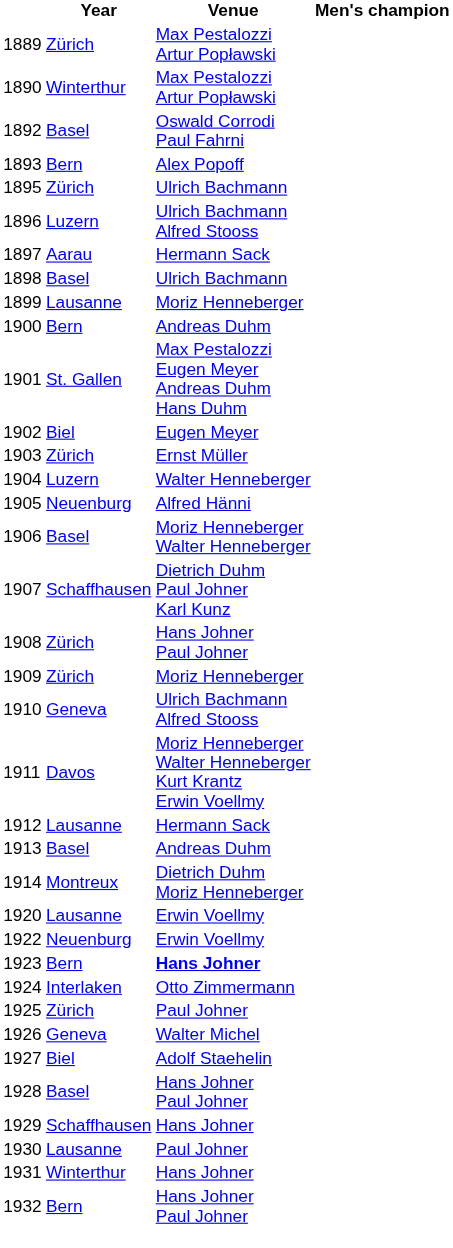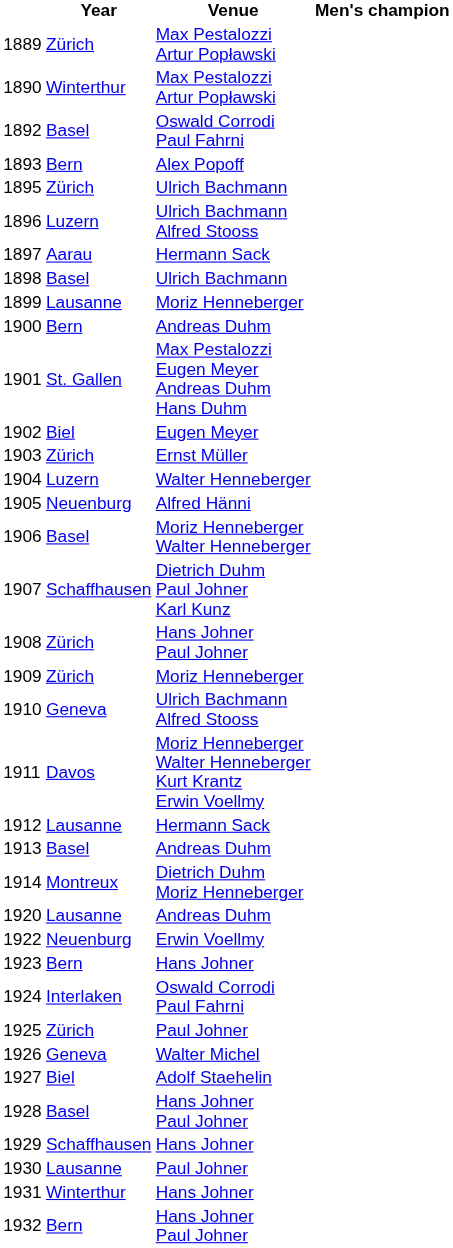(210, 915) Erwin Voellmy -> (213, 915) Andreas Duhm
(208, 963) bold -> (205, 963) normal
(225, 987) Otto Zimmermann -> (215, 996) Oswald Corrodi Paul Fahrni
